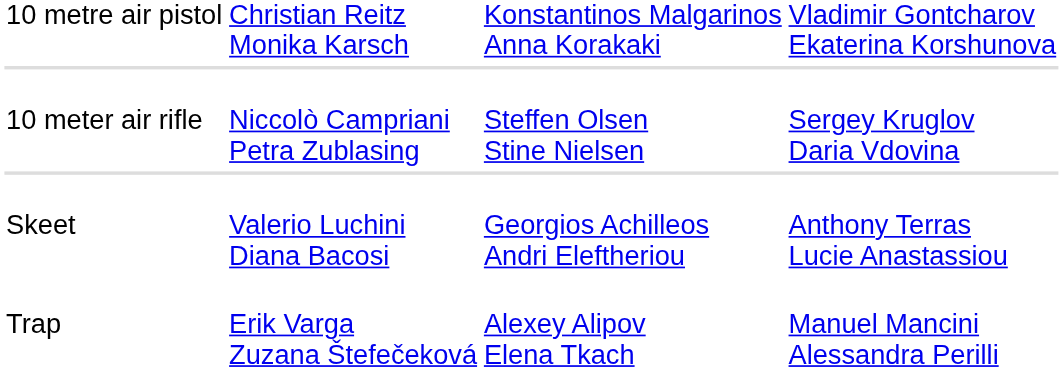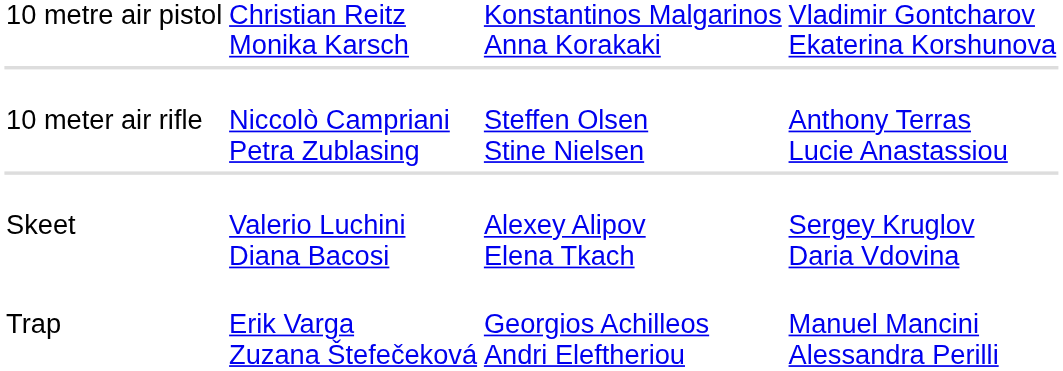(882, 135) Sergey Kruglov Daria Vdovina -> (898, 135) Anthony Terras Lucie Anastassiou
(597, 240) Georgios Achilleos Andri Eleftheriou -> (565, 240) Alexey Alipov Elena Tkach
(898, 240) Anthony Terras Lucie Anastassiou -> (882, 240) Sergey Kruglov Daria Vdovina
(565, 339) Alexey Alipov Elena Tkach -> (597, 339) Georgios Achilleos Andri Eleftheriou
